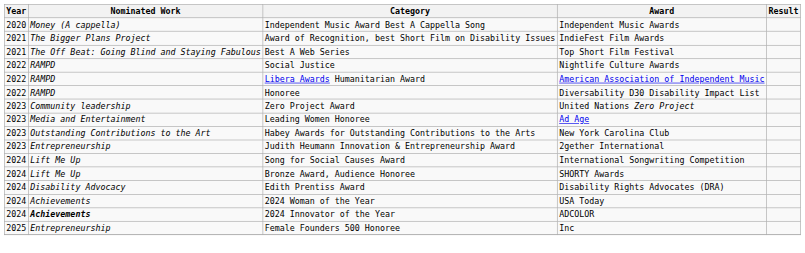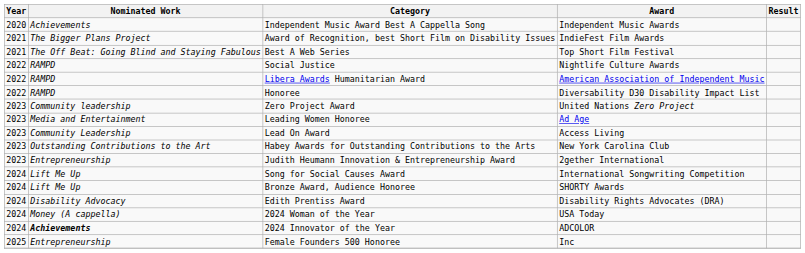(75, 25) Money (A cappella) -> (60, 25) Achievements
+ row: (297, 133)
(60, 201) Achievements -> (75, 214) Money (A cappella)
